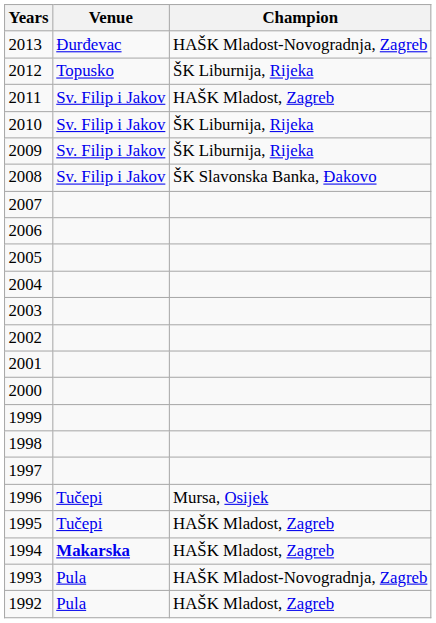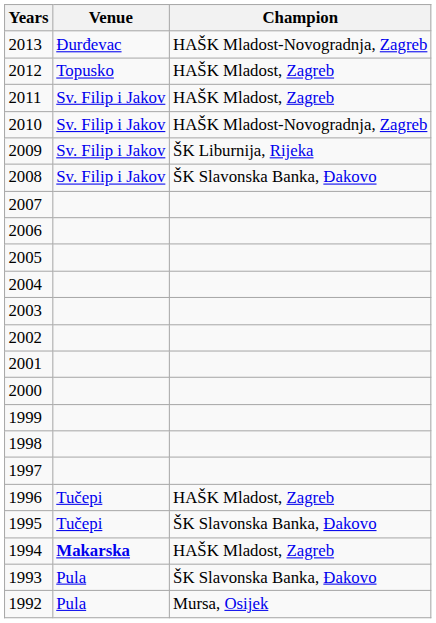(243, 71) ŠK Liburnija, Rijeka -> (254, 71) HAŠK Mladost, Zagreb
(243, 124) ŠK Liburnija, Rijeka -> (300, 124) HAŠK Mladost-Novogradnja, Zagreb
(221, 497) Mursa, Osijek -> (254, 497) HAŠK Mladost, Zagreb
(254, 524) HAŠK Mladost, Zagreb -> (275, 524) ŠK Slavonska Banka, Đakovo
(300, 577) HAŠK Mladost-Novogradnja, Zagreb -> (275, 577) ŠK Slavonska Banka, Đakovo
(254, 603) HAŠK Mladost, Zagreb -> (221, 603) Mursa, Osijek
